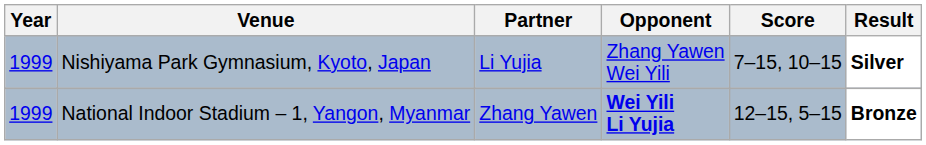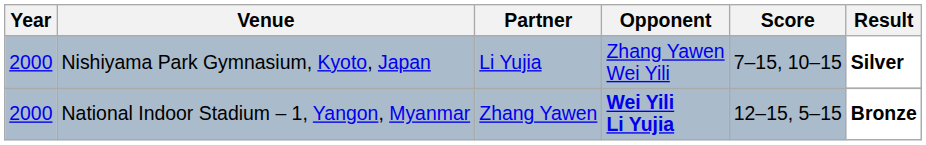(31, 62) 1999 -> (31, 62) 2000
(31, 114) 1999 -> (31, 114) 2000
